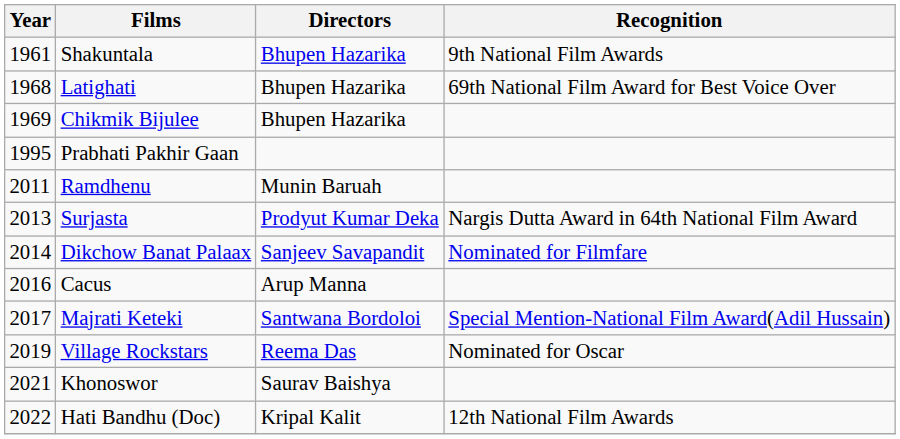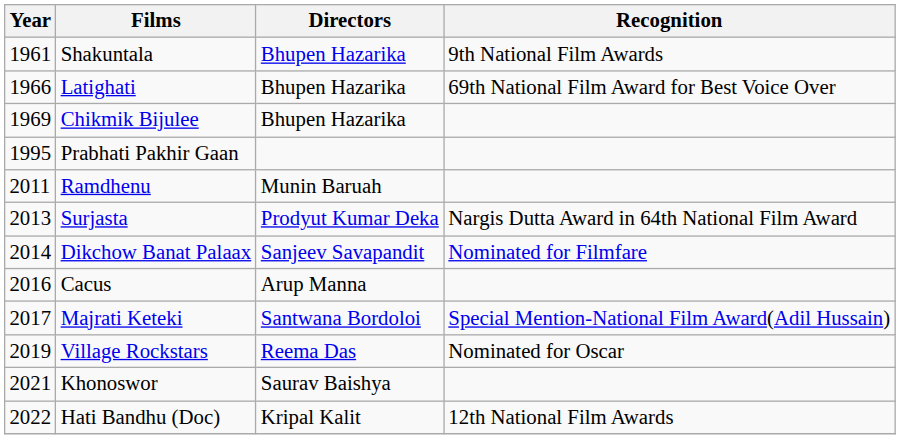(30, 86) 1968 -> (30, 86) 1966
